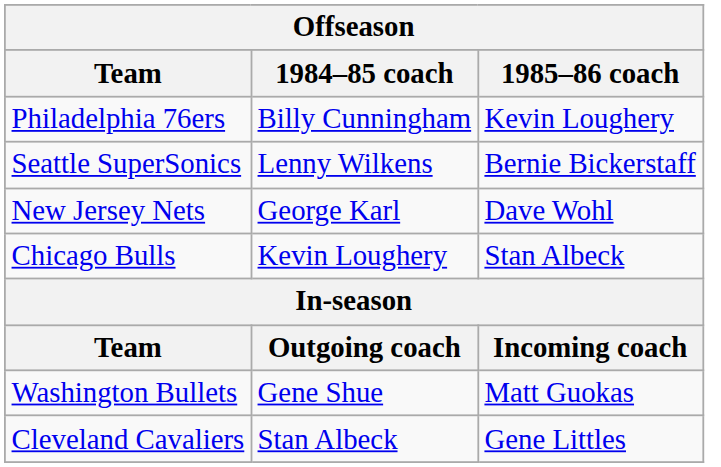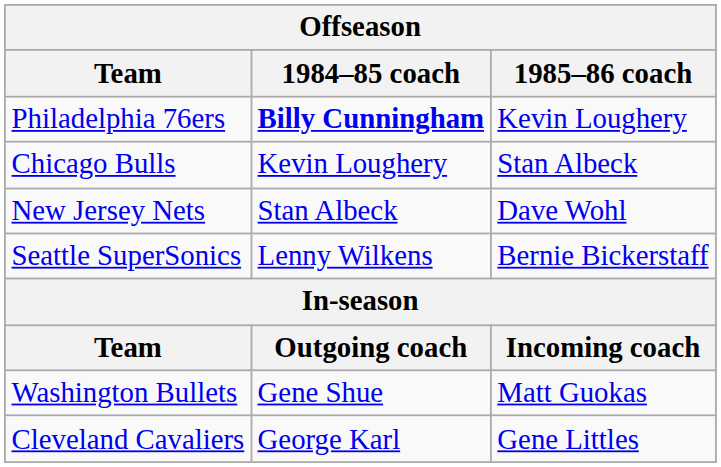(364, 118) normal -> (371, 118) bold
rows swapped: (94, 255) <-> (126, 164)
(329, 210) George Karl -> (328, 210) Stan Albeck
(328, 438) Stan Albeck -> (329, 438) George Karl
